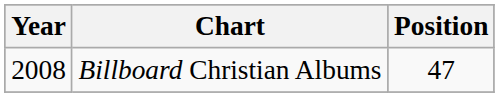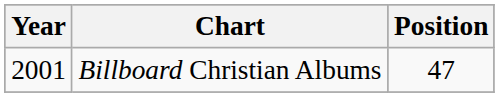(39, 69) 2008 -> (39, 69) 2001
